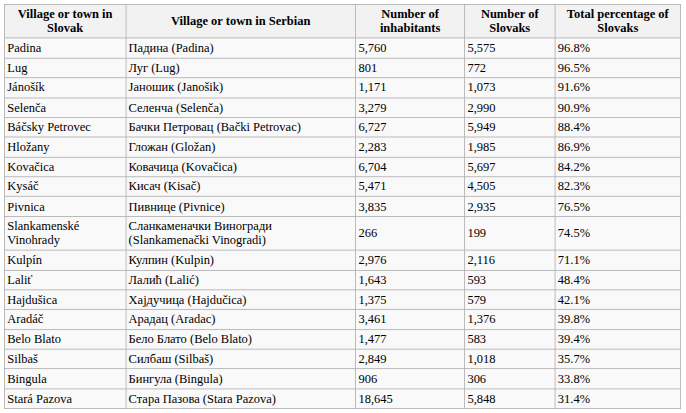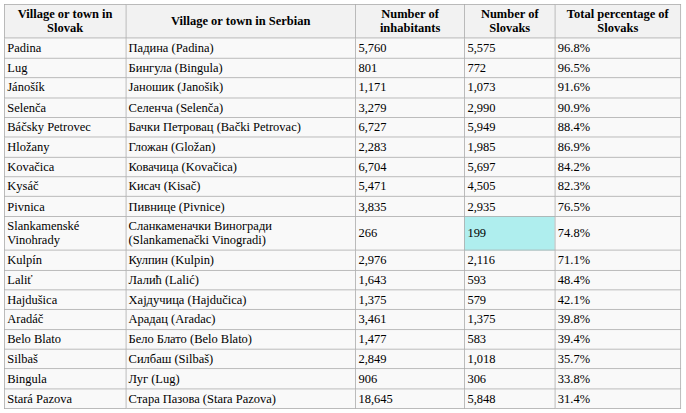(154, 68) Луг (Lug) -> (176, 68) Бингула (Bingula)
(477, 233) no background -> (477, 233) paleturquoise background
(574, 233) 74.5% -> (574, 233) 74.8%
(481, 319) 1,376 -> (481, 319) 1,375
(176, 378) Бингула (Bingula) -> (154, 378) Луг (Lug)
